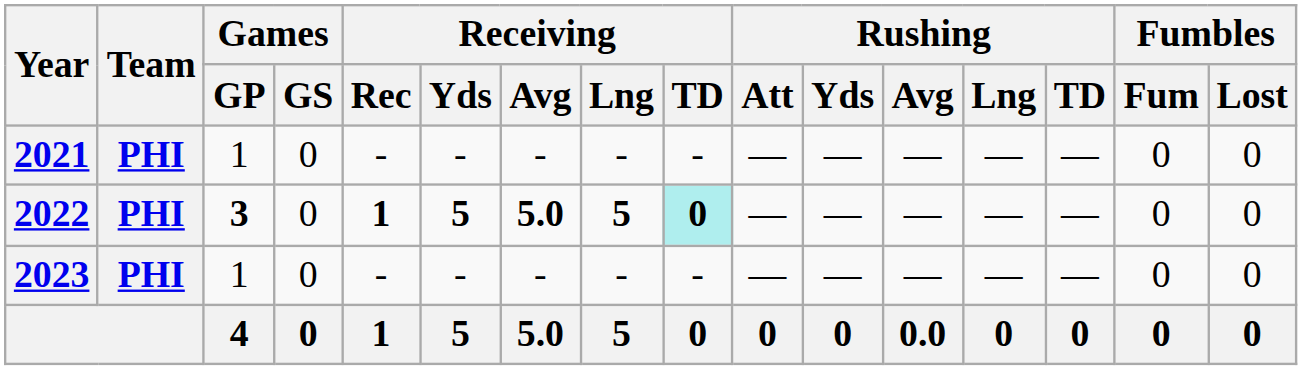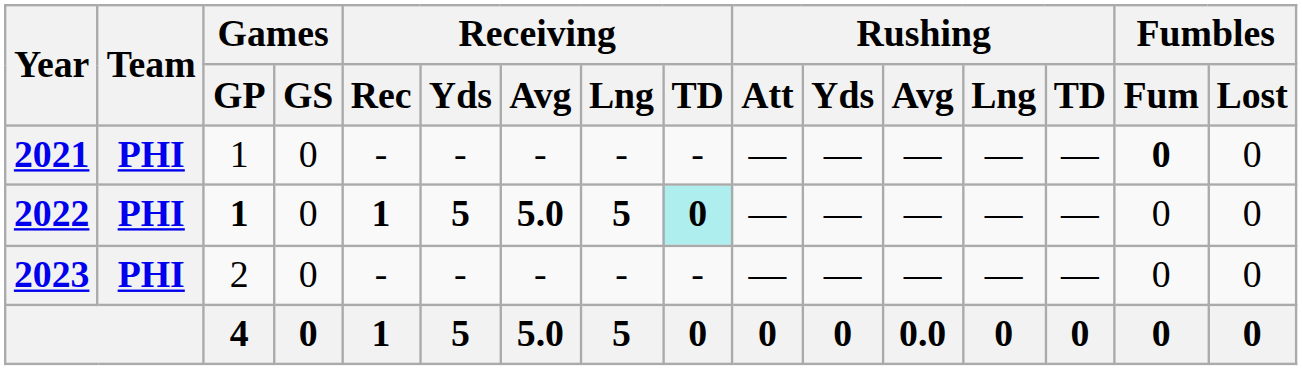(1161, 154) normal -> (1161, 154) bold
(239, 214) 3 -> (239, 214) 1
(239, 273) 1 -> (239, 273) 2
